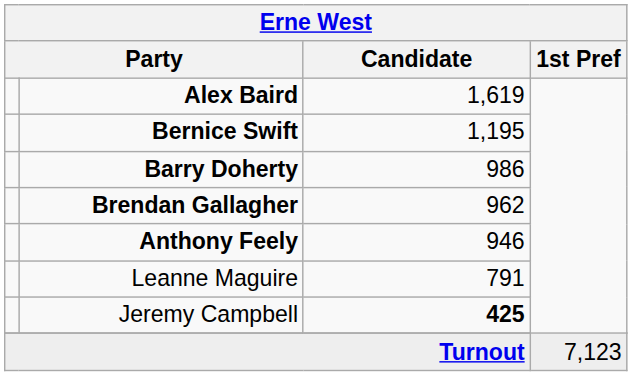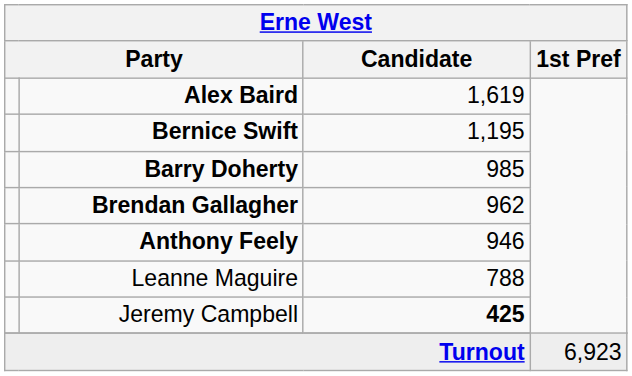(505, 168) 986 -> (505, 168) 985
(505, 278) 791 -> (505, 278) 788
(593, 351) 7,123 -> (593, 351) 6,923
